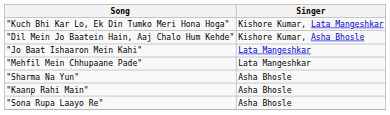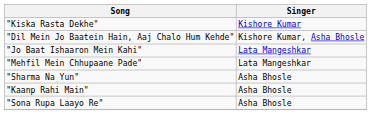+ row: (52, 24)
- row: (118, 24)
